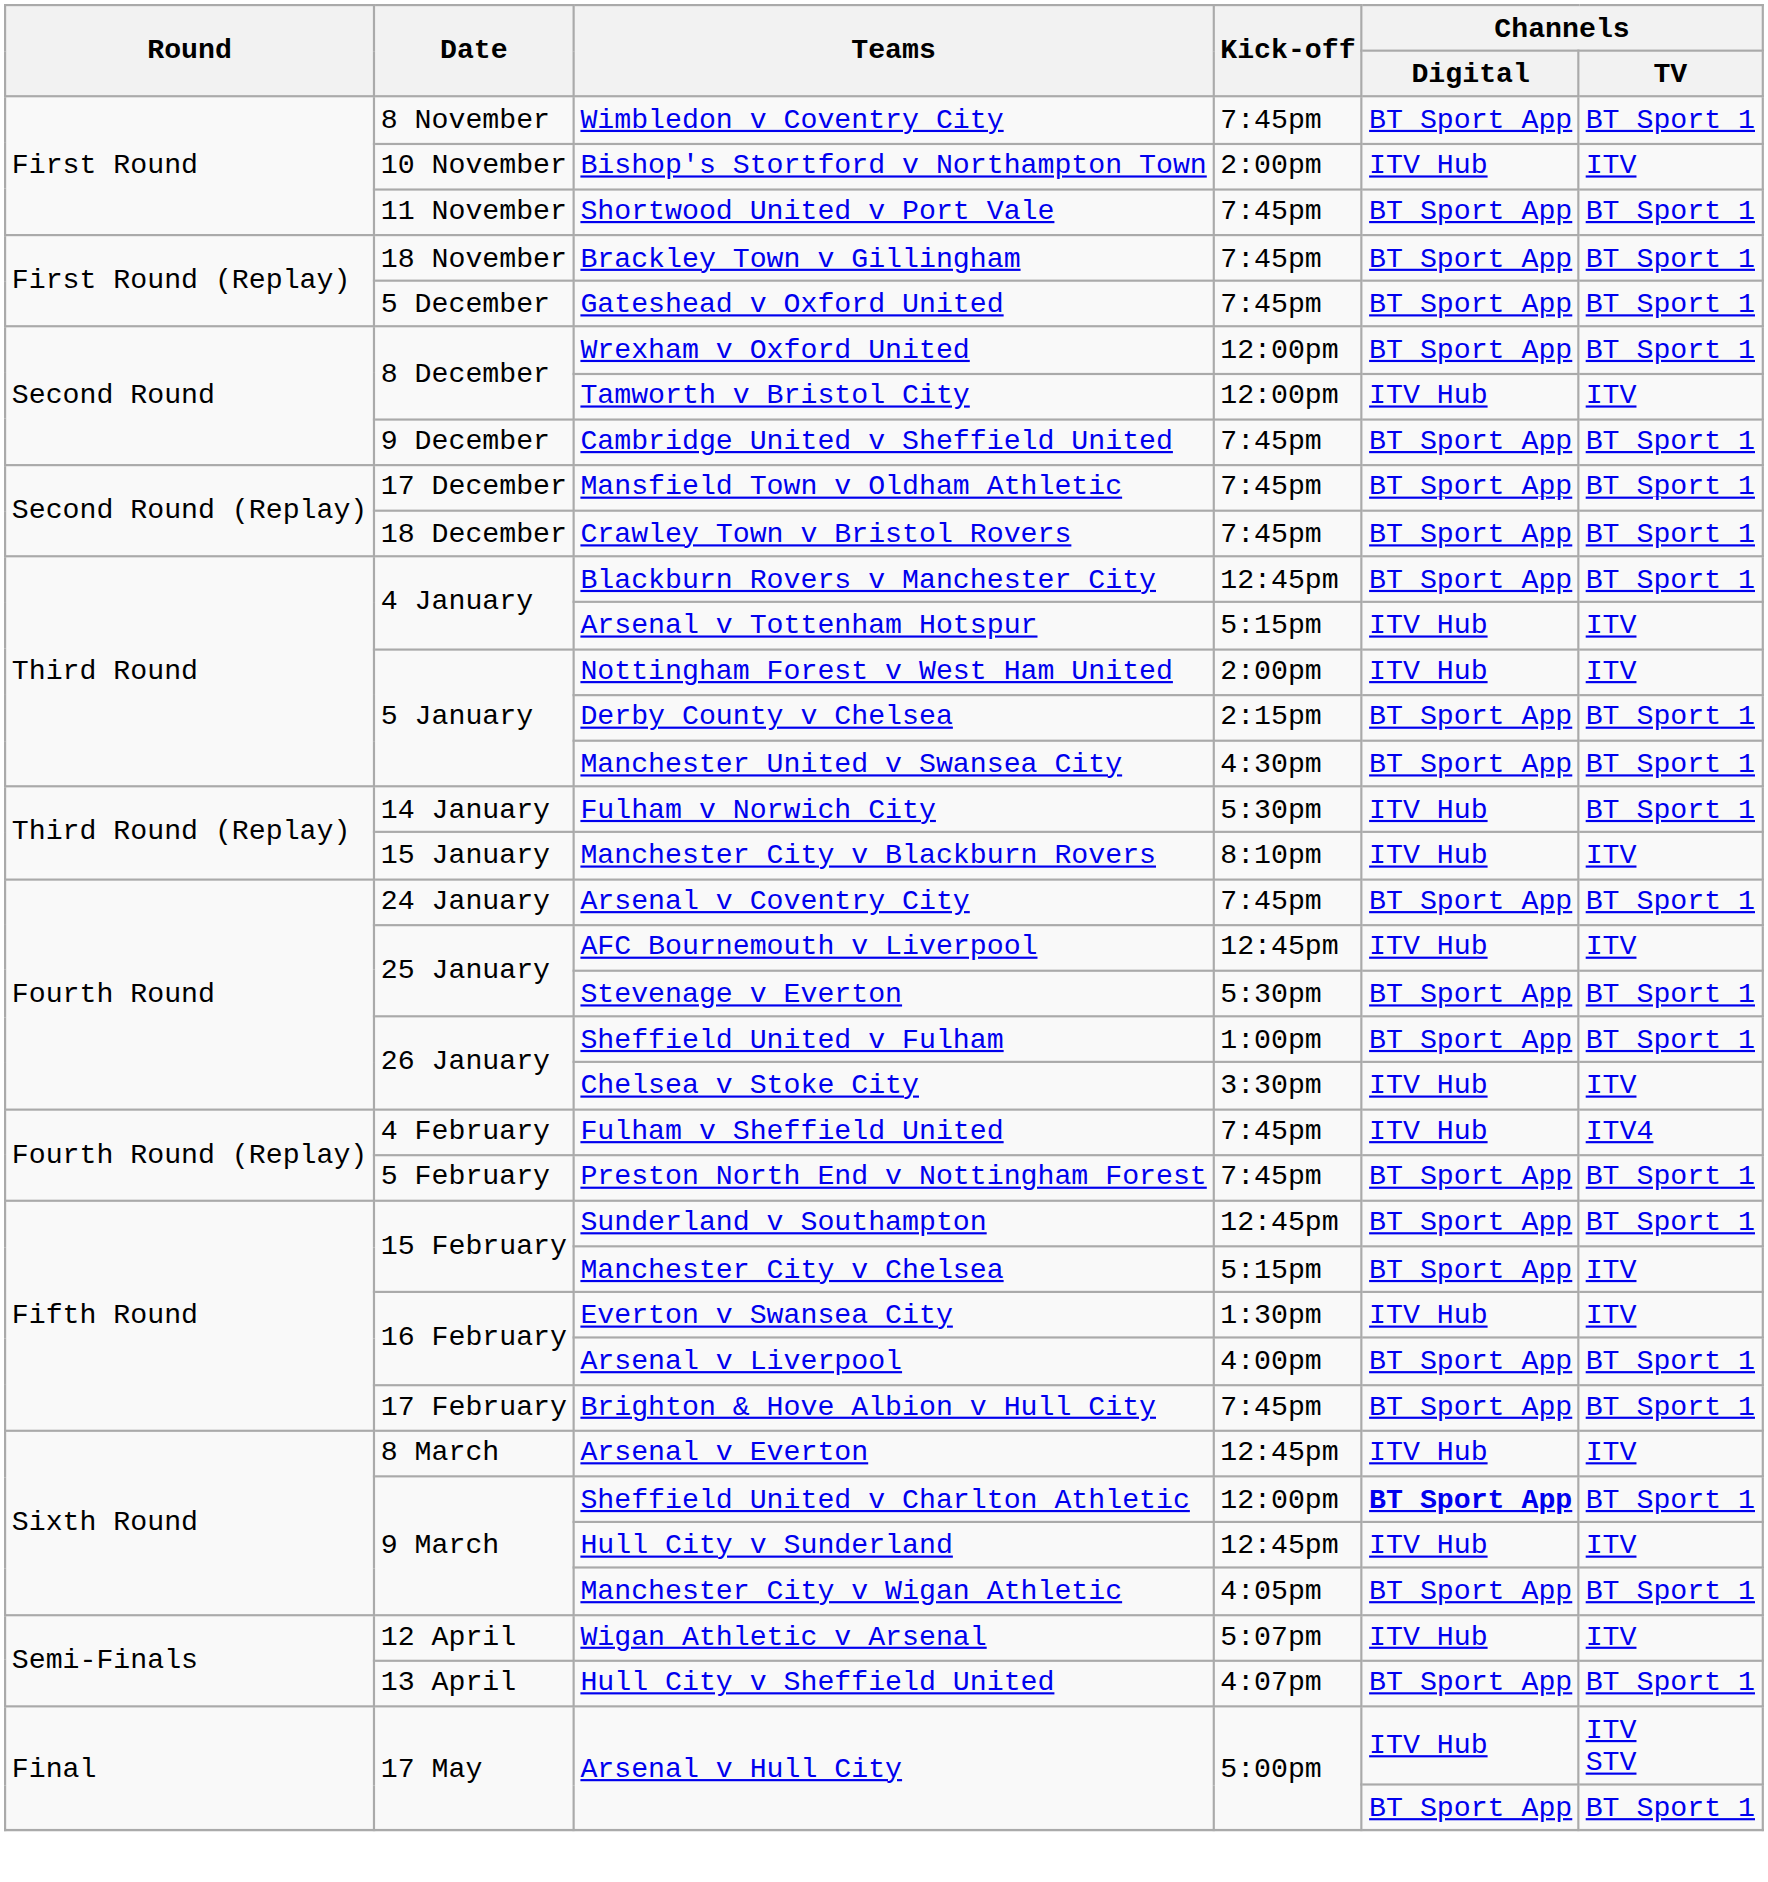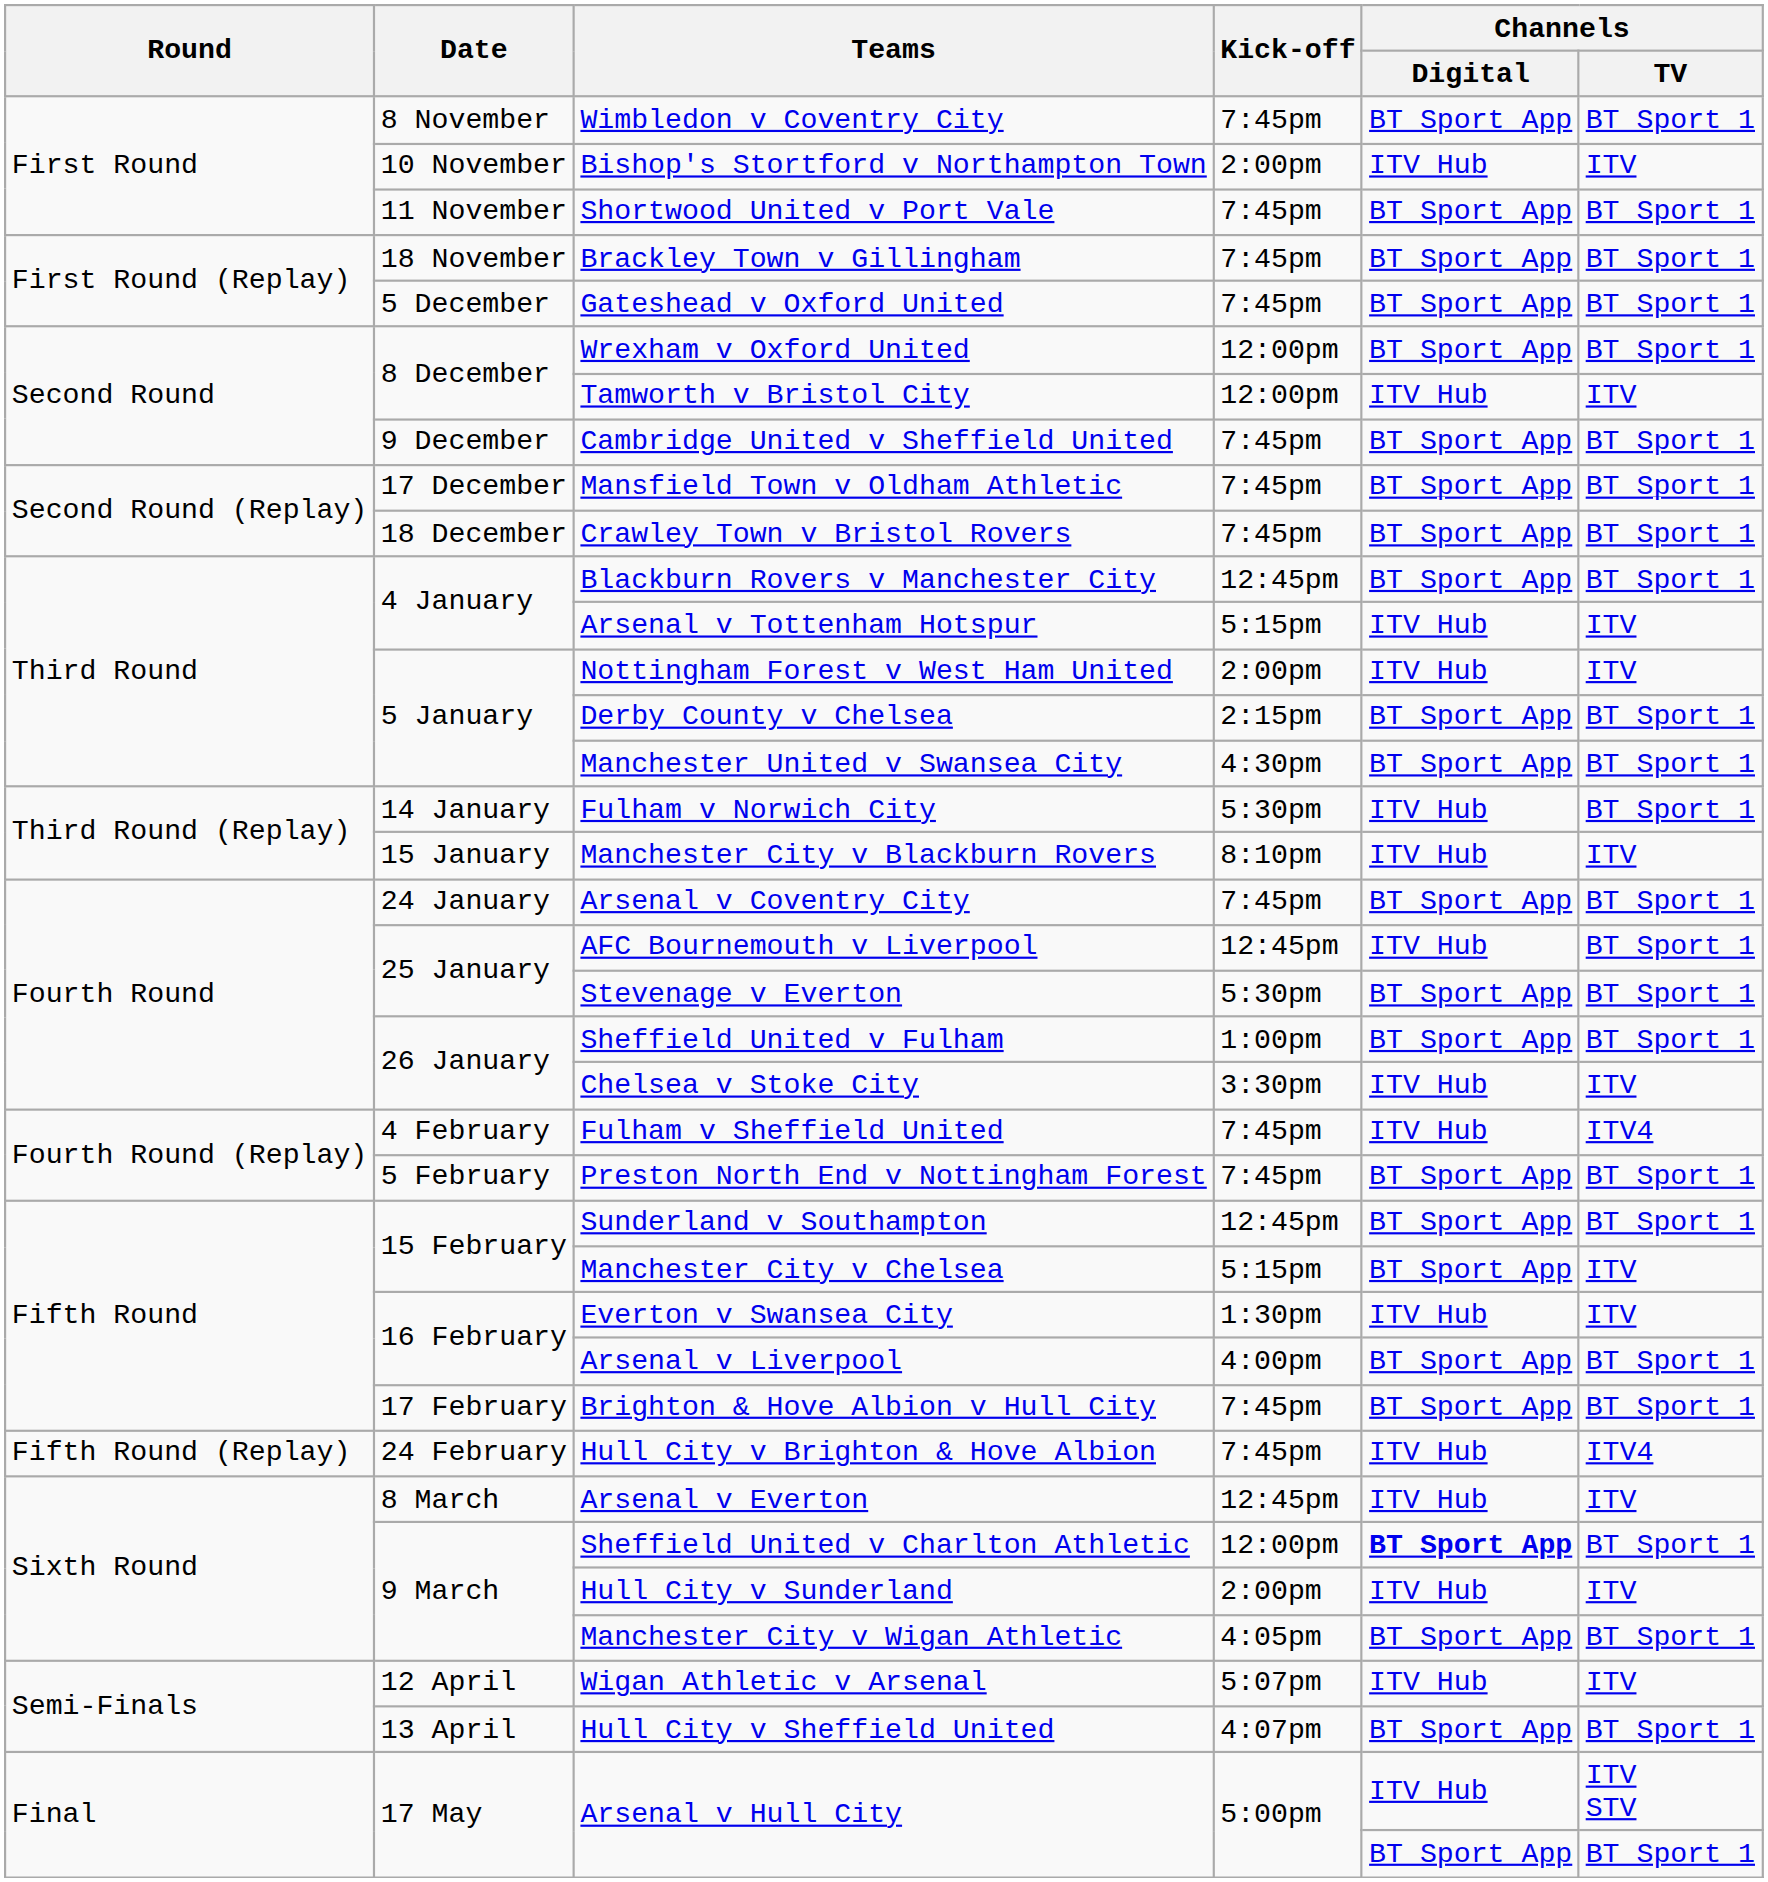(1611, 948) ITV -> (1670, 948) BT Sport 1
+ row: (474, 1453)
(1279, 1545) 12:45pm -> (1271, 1591) 2:00pm
